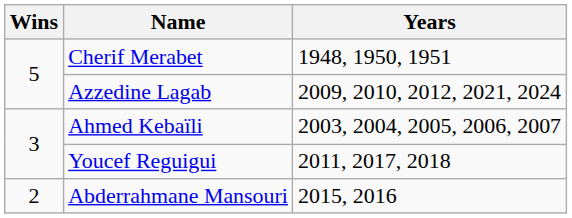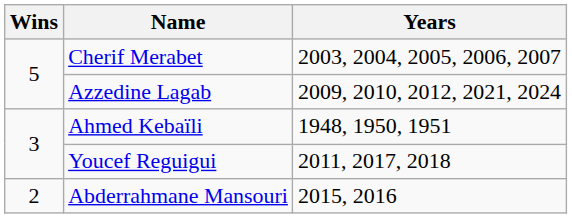(375, 56) 1948, 1950, 1951 -> (430, 56) 2003, 2004, 2005, 2006, 2007
(430, 126) 2003, 2004, 2005, 2006, 2007 -> (375, 126) 1948, 1950, 1951
